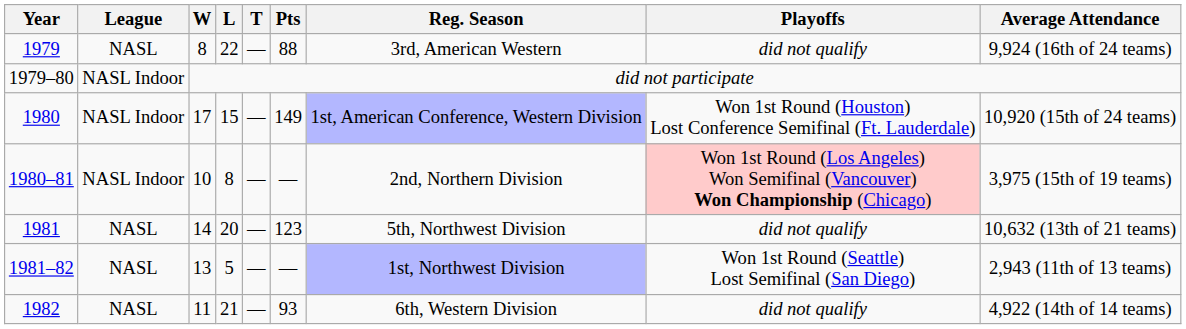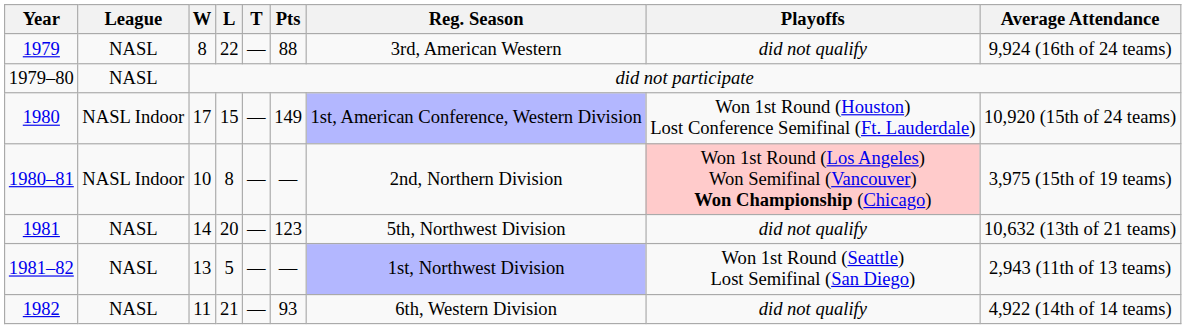(133, 78) NASL Indoor -> (133, 78) NASL
